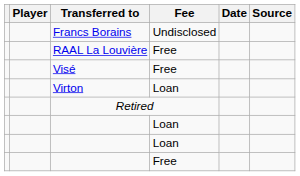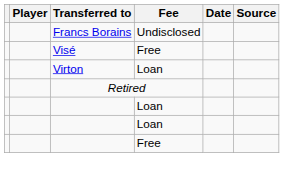- row: (100, 50)
